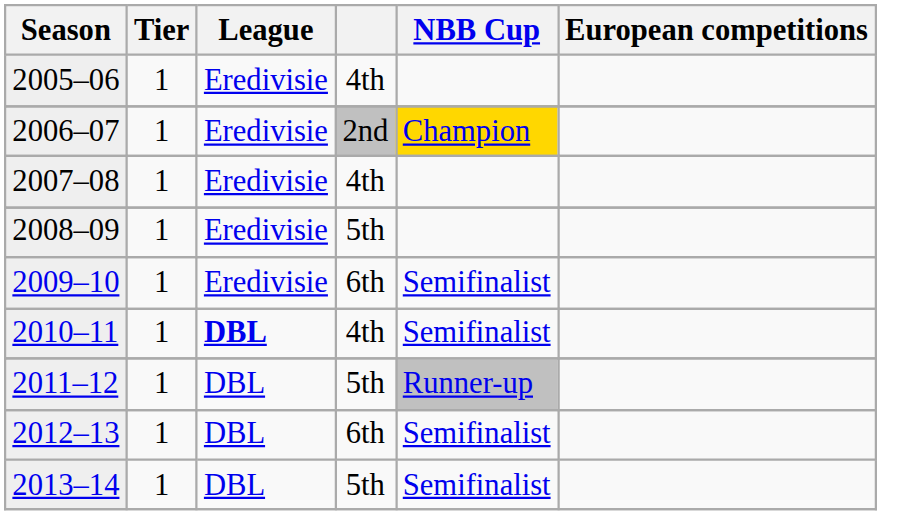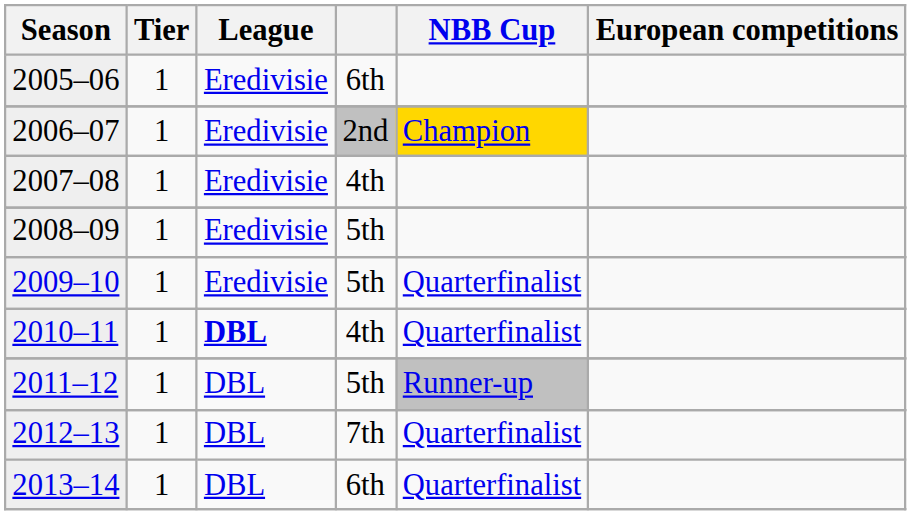(365, 79) 4th -> (365, 79) 6th
(365, 281) 6th -> (365, 281) 5th
(477, 281) Semifinalist -> (492, 281) Quarterfinalist
(477, 332) Semifinalist -> (492, 332) Quarterfinalist
(365, 433) 6th -> (365, 433) 7th
(477, 433) Semifinalist -> (492, 433) Quarterfinalist
(365, 483) 5th -> (365, 483) 6th
(477, 483) Semifinalist -> (492, 483) Quarterfinalist
